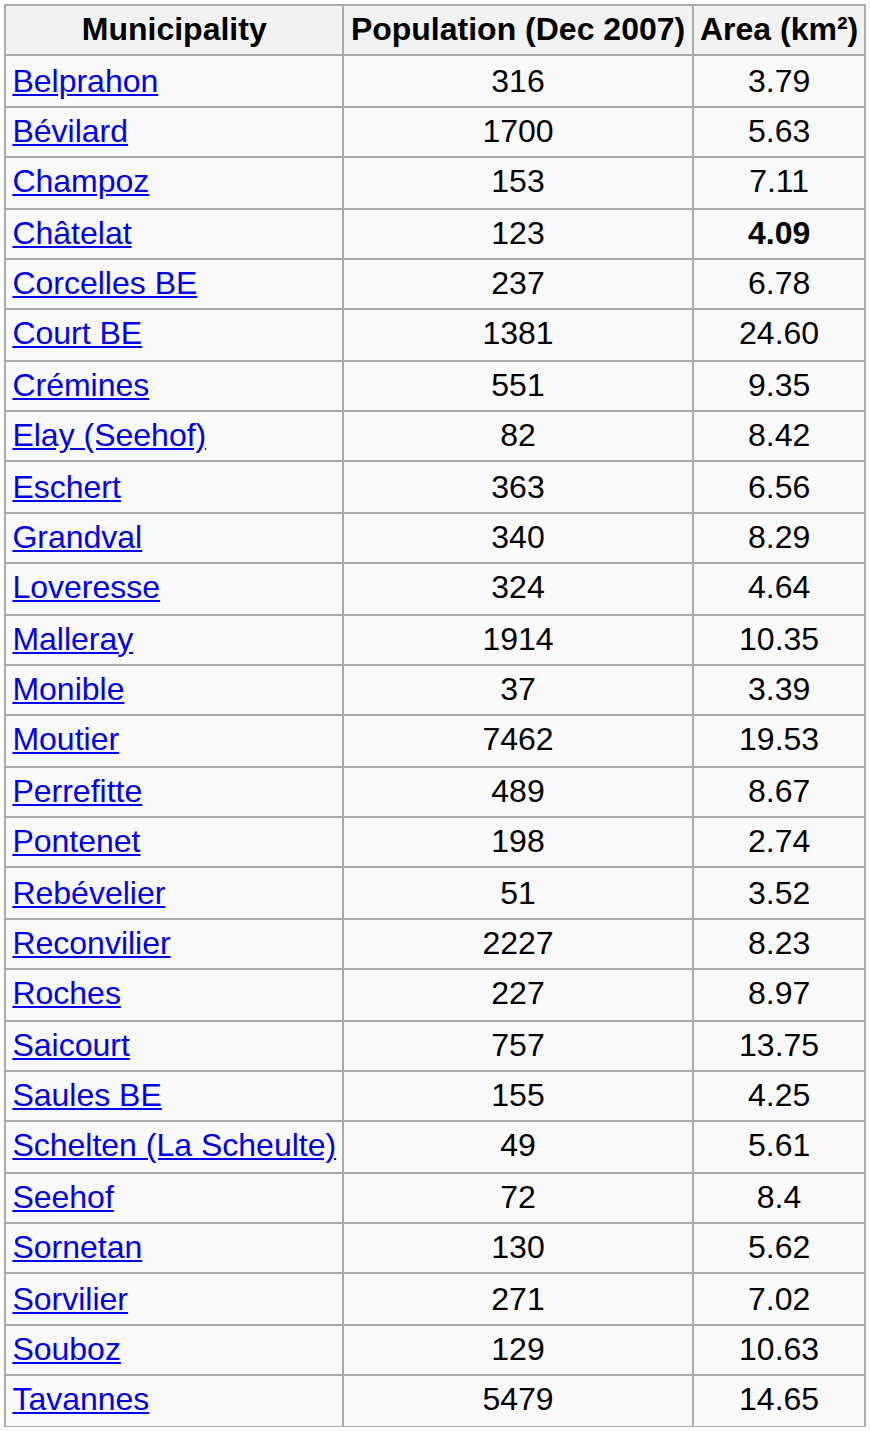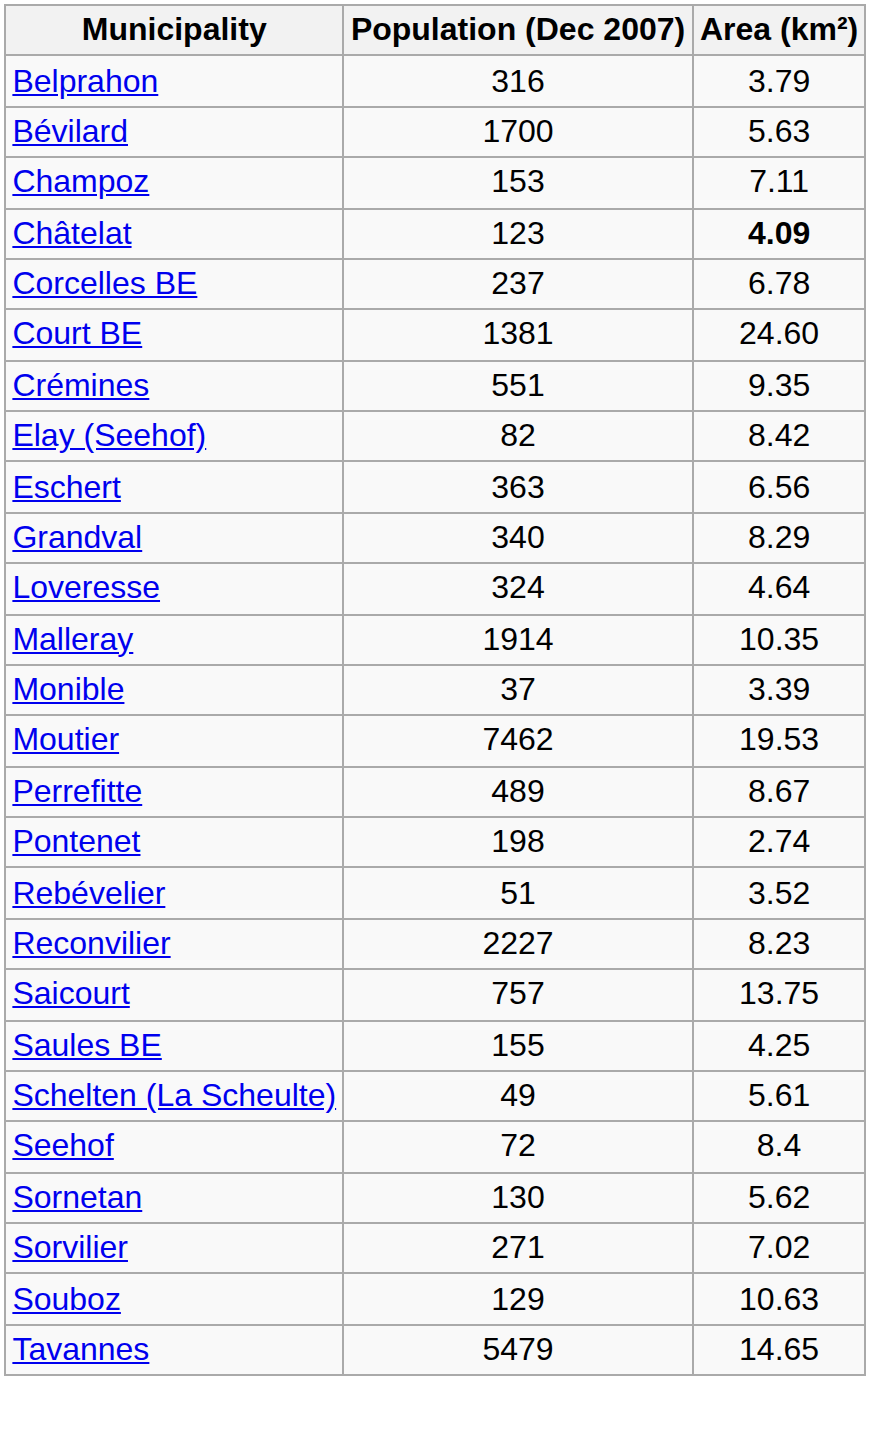- row: (67, 994)
